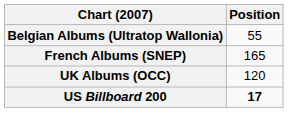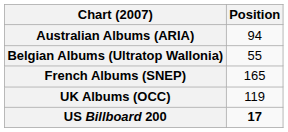+ row: (115, 35)
(255, 76) 120 -> (255, 96) 119
